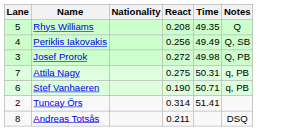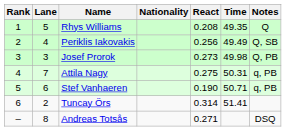+ column: (18, 12)
(178, 57) 0.272 -> (206, 57) 0.273
(178, 118) 0.211 -> (206, 118) 0.271
